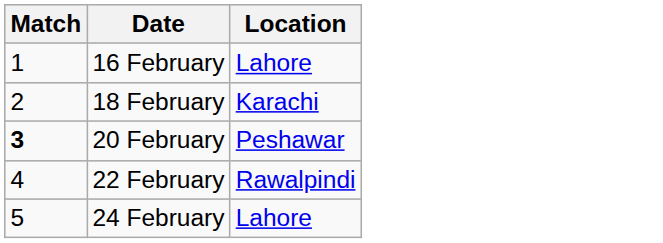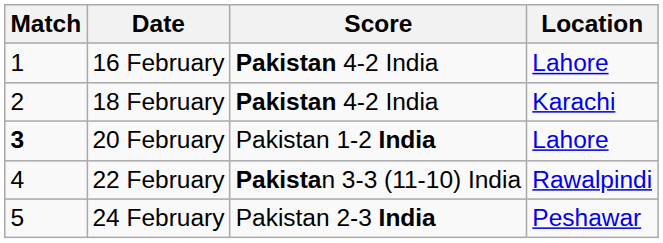+ column: (378, 23)
(290, 140) Peshawar -> (570, 140) Lahore
(274, 218) Lahore -> (587, 218) Peshawar
